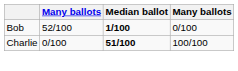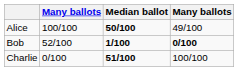+ row: (17, 27)
(185, 27) normal -> (185, 43) bold
